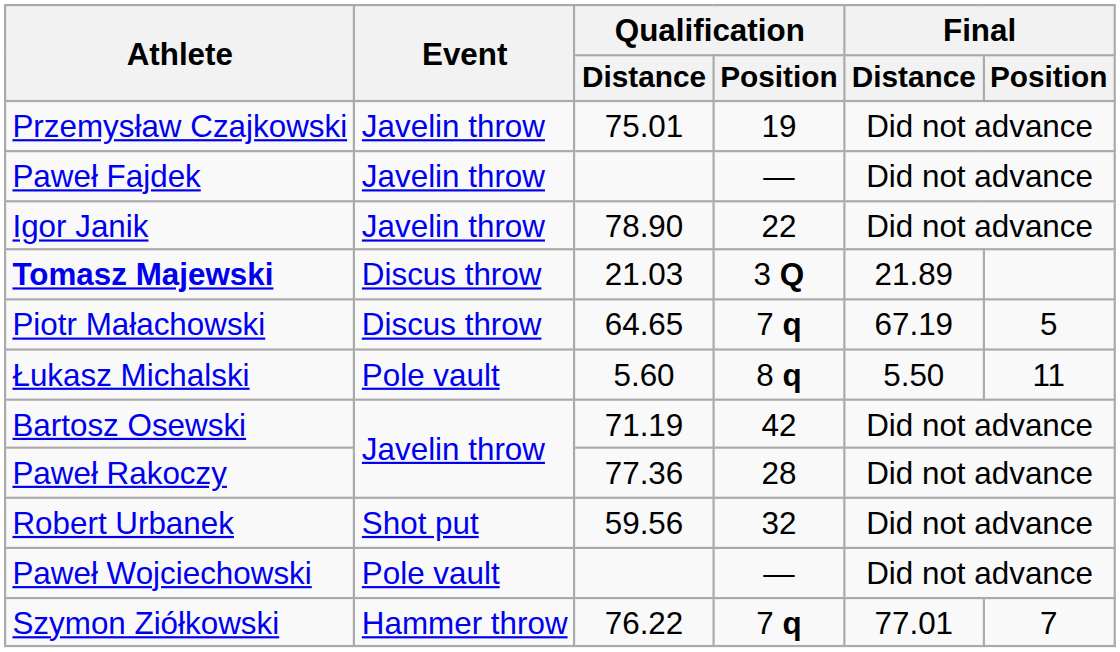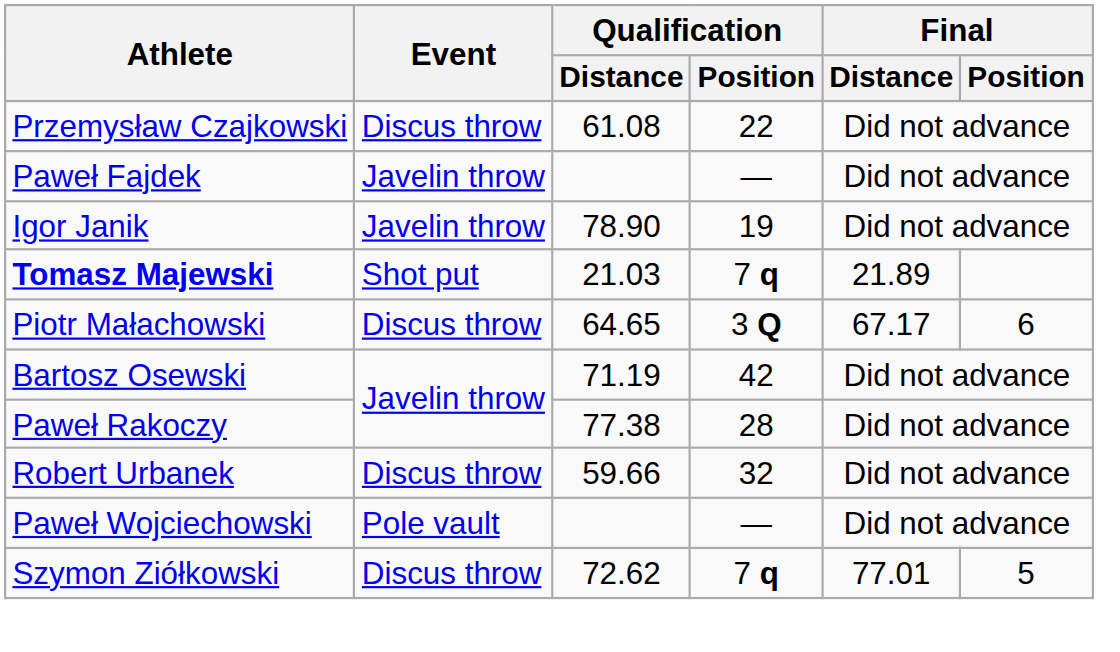(453, 127) Javelin throw -> (452, 127) Discus throw
(644, 127) 75.01 -> (621, 127) 61.08
(779, 127) 19 -> (756, 127) 22
(779, 226) 22 -> (756, 226) 19
(452, 275) Discus throw -> (420, 275) Shot put
(779, 275) 3 Q -> (756, 275) 7 q
(779, 325) 7 q -> (756, 325) 3 Q
(914, 325) 67.19 -> (891, 325) 67.17
(1049, 325) 5 -> (1026, 325) 6
- row: (131, 375)
(644, 474) 77.36 -> (621, 424) 77.38
(420, 523) Shot put -> (452, 474) Discus throw
(644, 523) 59.56 -> (621, 474) 59.66
(465, 623) Hammer throw -> (452, 573) Discus throw
(644, 623) 76.22 -> (621, 573) 72.62
(1049, 623) 7 -> (1026, 573) 5
